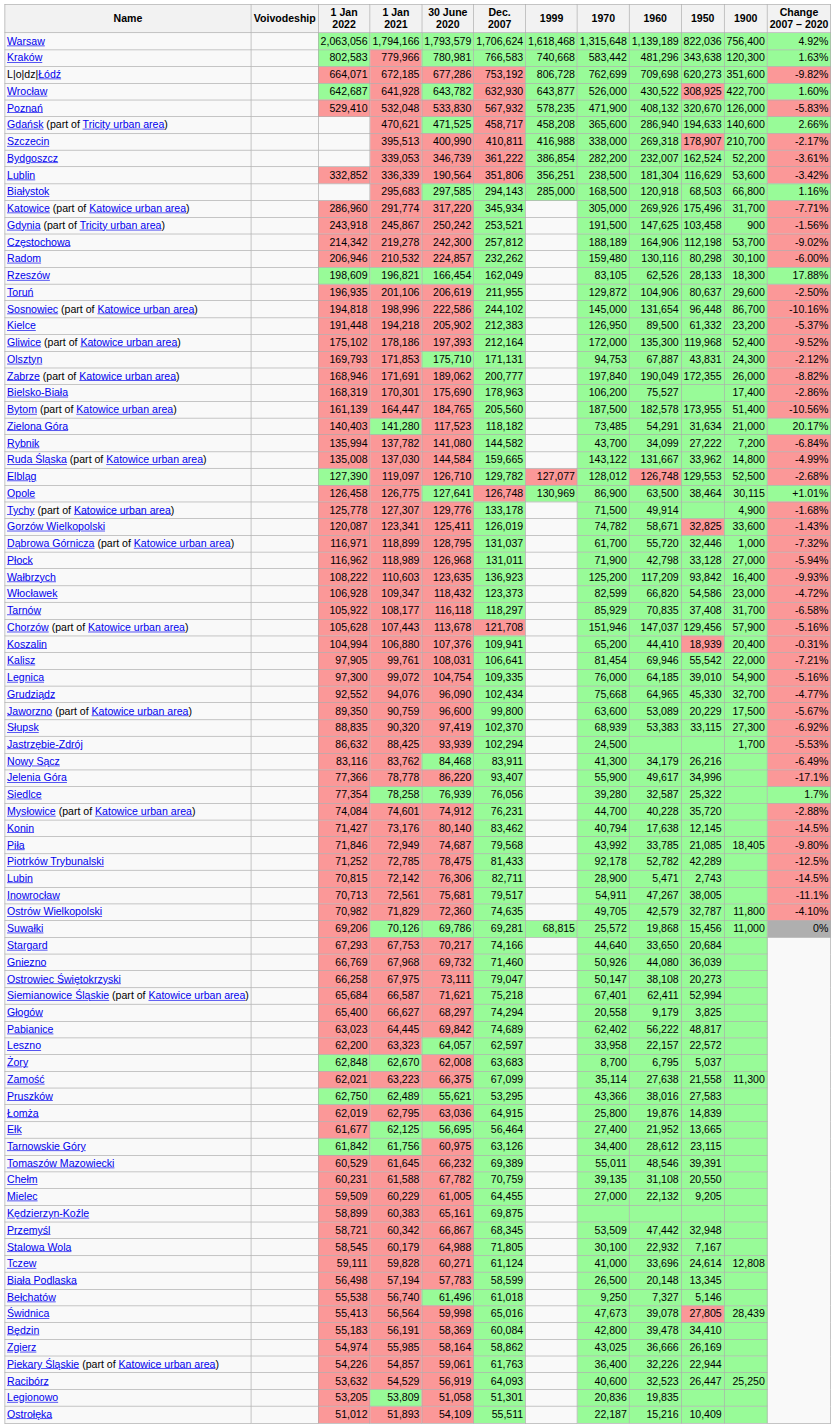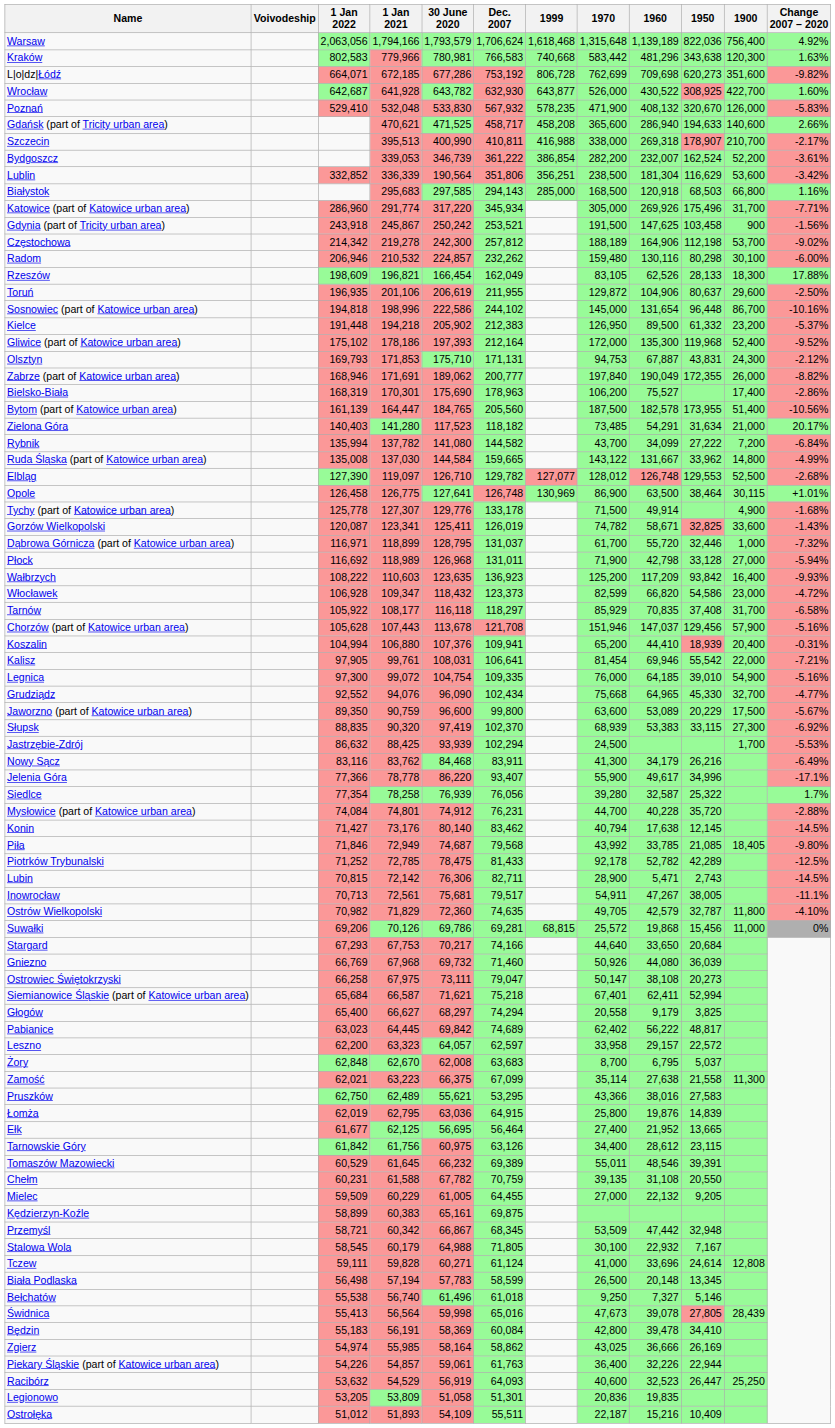(349, 560) 116,962 -> (349, 560) 116,692
(403, 811) 74,601 -> (403, 811) 74,801
(663, 1046) 22,157 -> (663, 1046) 29,157
